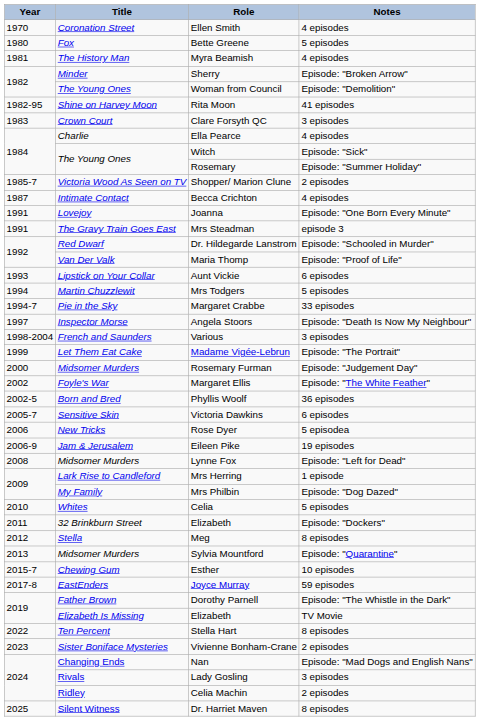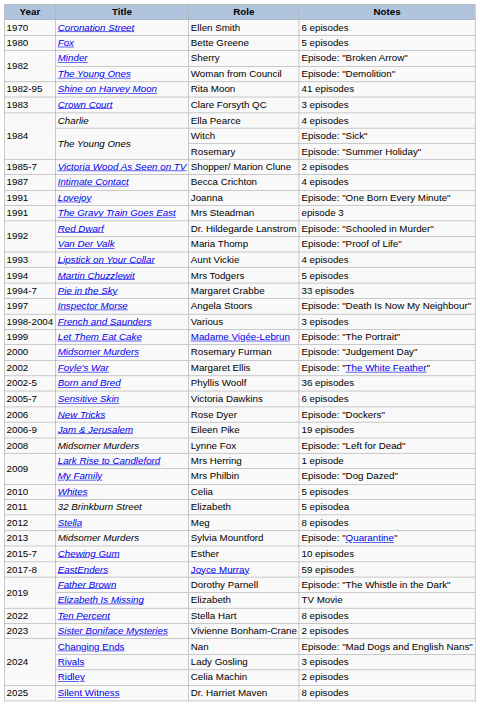(325, 27) 4 episodes -> (325, 27) 6 episodes
- row: (94, 58)
(325, 275) 6 episodes -> (325, 259) 4 episodes
(325, 430) 5 episodea -> (343, 414) Episode: "Dockers"
(343, 523) Episode: "Dockers" -> (325, 507) 5 episodea
